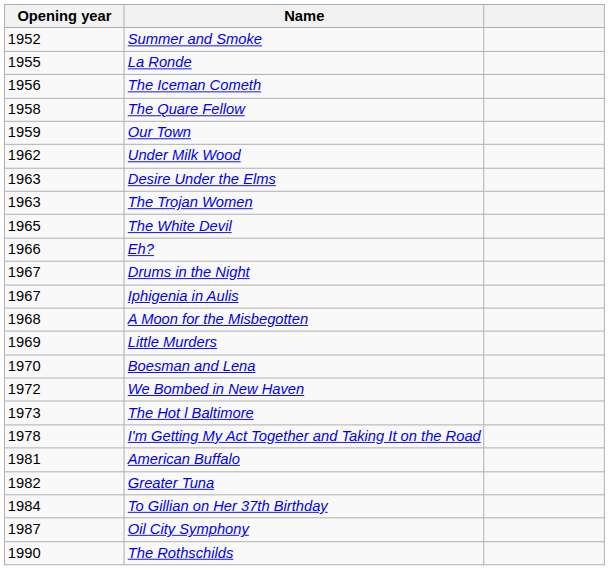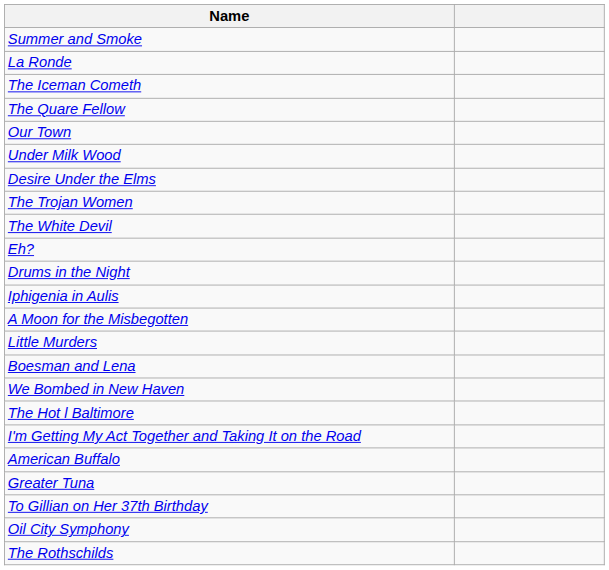- column: (64, 16)
